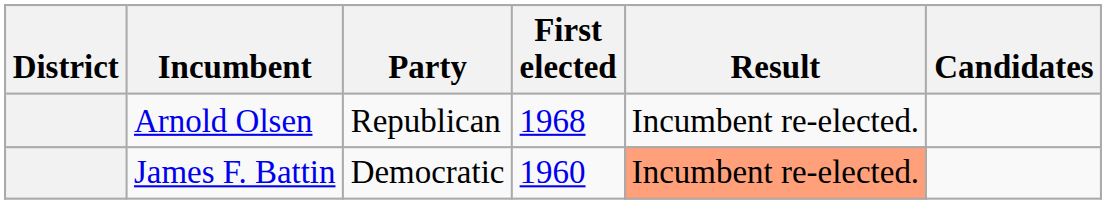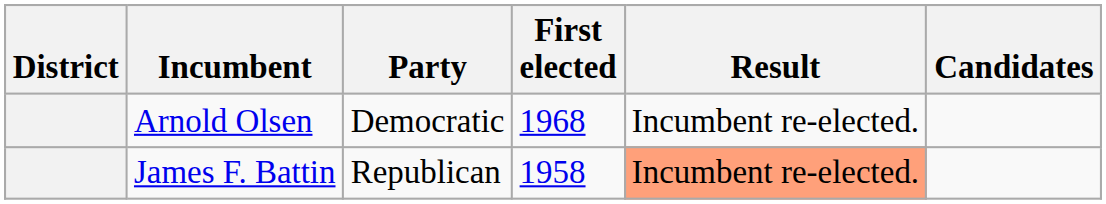(426, 119) Republican -> (428, 119) Democratic
(428, 172) Democratic -> (426, 172) Republican
(553, 172) 1960 -> (553, 172) 1958
